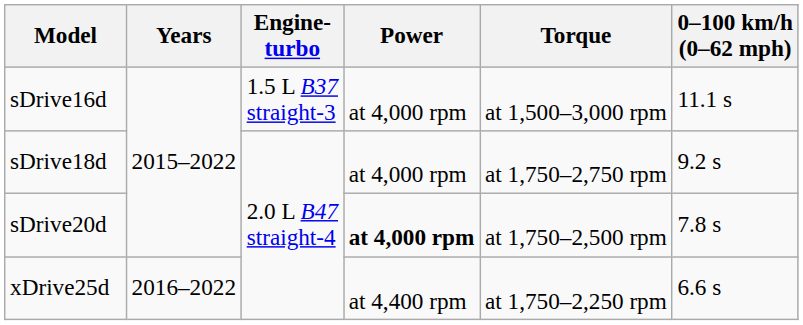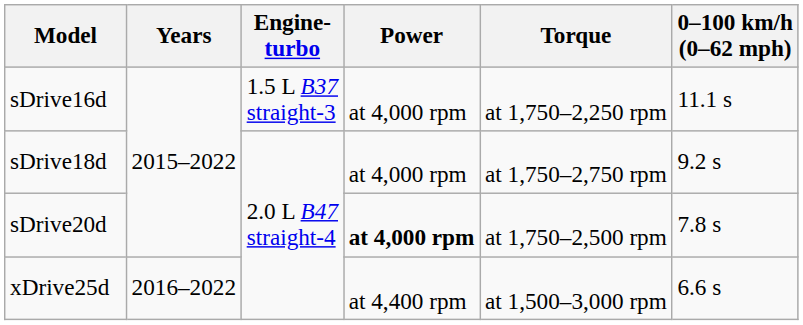(576, 111) at 1,500–3,000 rpm -> (576, 111) at 1,750–2,250 rpm
(576, 300) at 1,750–2,250 rpm -> (576, 300) at 1,500–3,000 rpm
